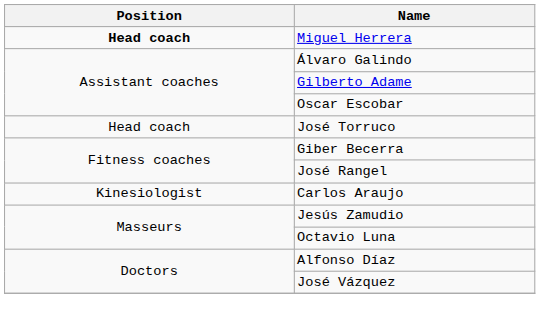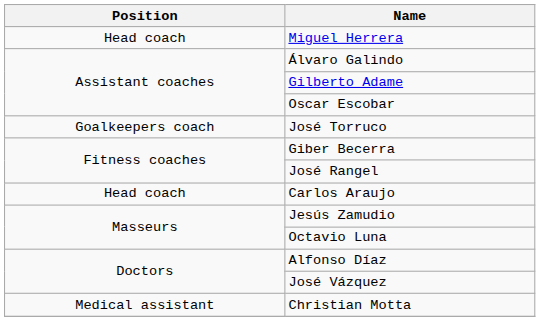(149, 38) bold -> (145, 38) normal
(149, 127) Head coach -> (145, 127) Goalkeepers coach
(149, 194) Kinesiologist -> (145, 194) Head coach
+ row: (350, 305)
